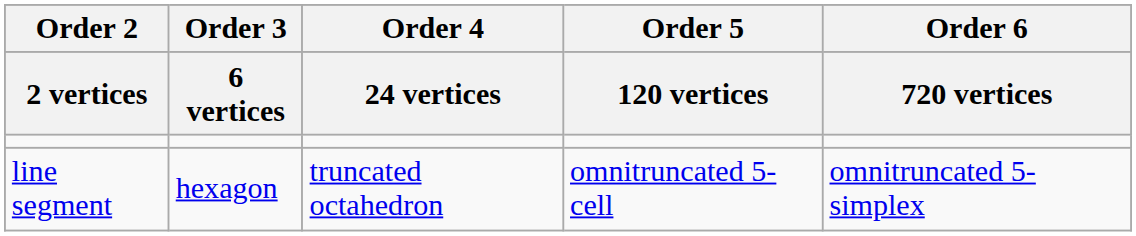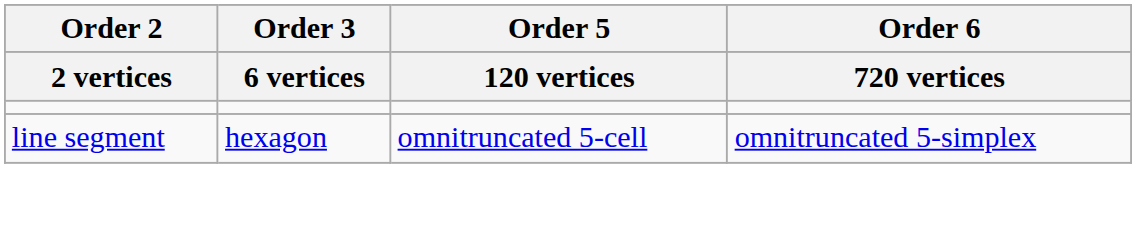- column: (433, 92)
